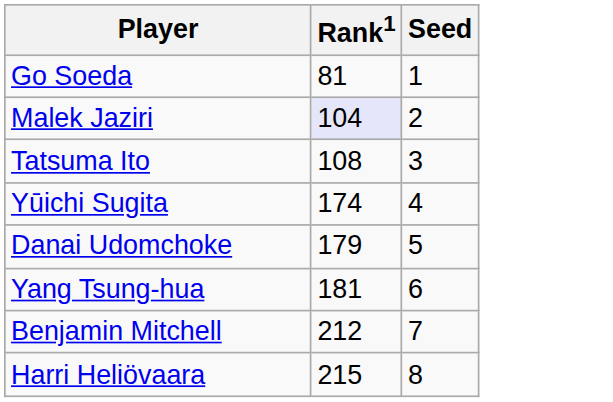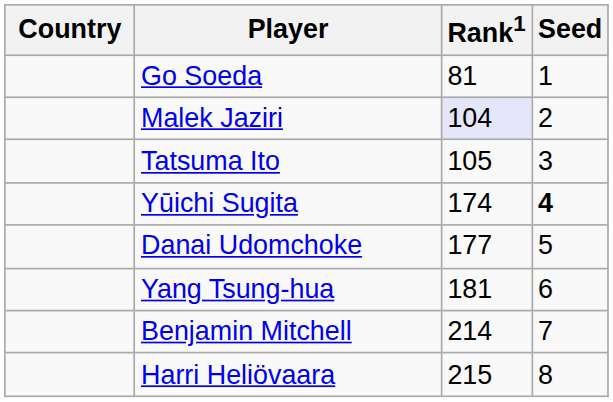+ column: (70, 29)
(340, 160) 108 -> (470, 160) 105
(415, 203) normal -> (545, 203) bold
(340, 246) 179 -> (470, 246) 177
(340, 331) 212 -> (470, 331) 214
